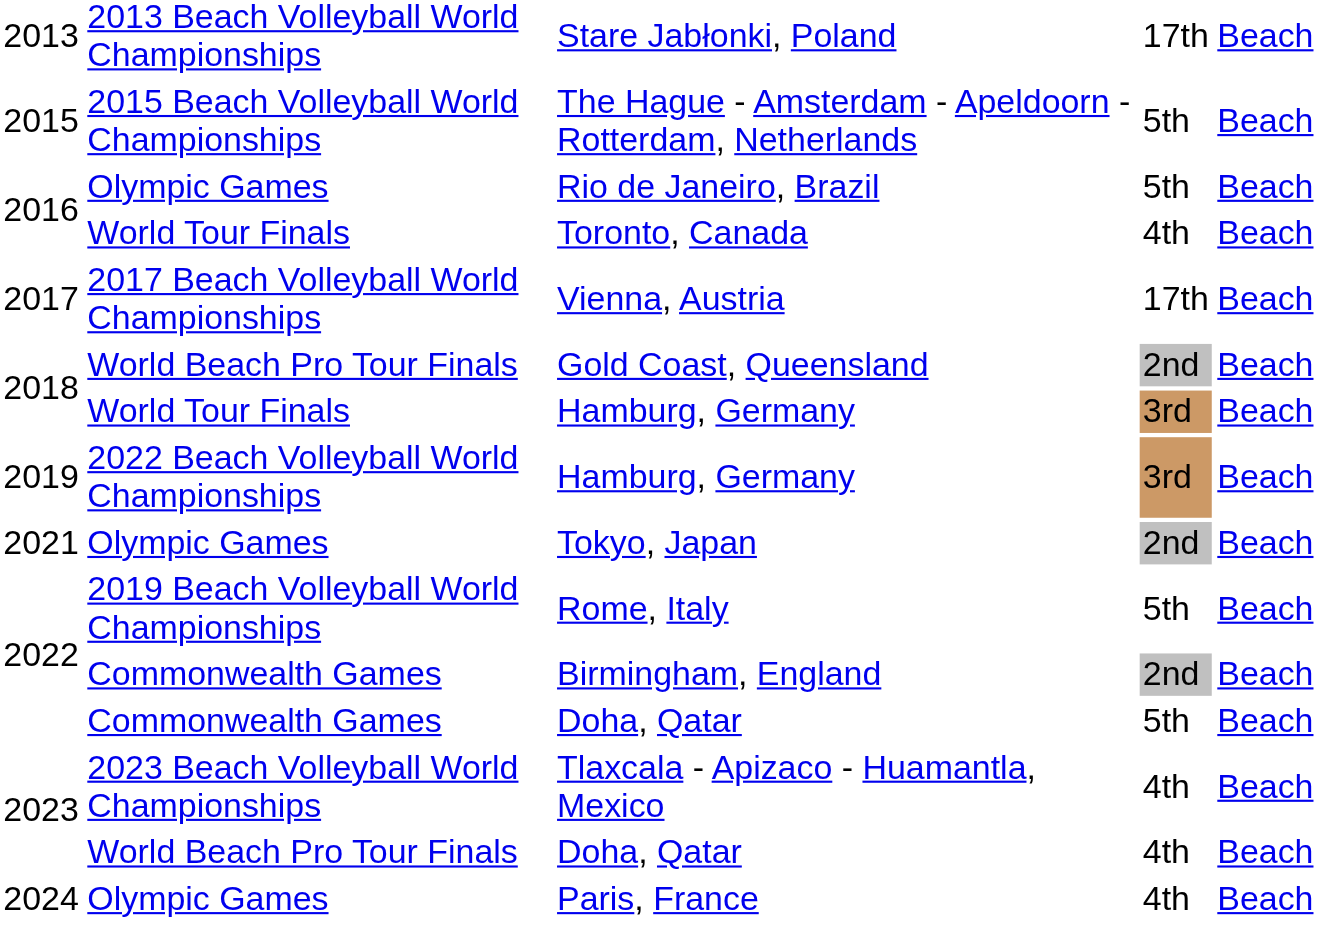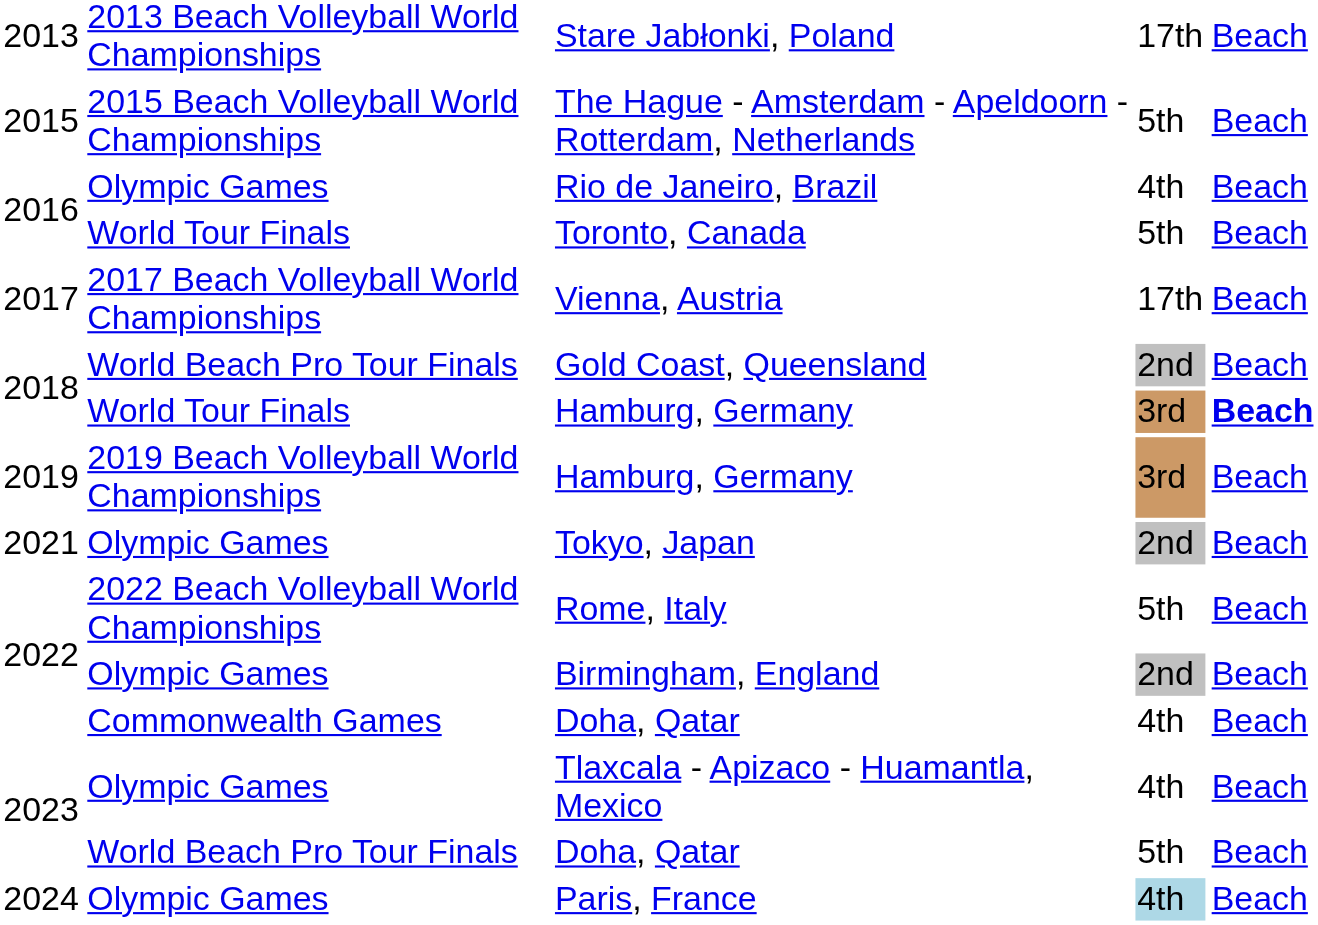(1166, 186) 5th -> (1161, 186) 4th
(1166, 233) 4th -> (1161, 233) 5th
(1265, 411) normal -> (1263, 411) bold
(303, 476) 2022 Beach Volleyball World Championships -> (303, 476) 2019 Beach Volleyball World Championships
(303, 608) 2019 Beach Volleyball World Championships -> (303, 608) 2022 Beach Volleyball World Championships
(265, 674) Commonwealth Games -> (208, 674) Olympic Games
(1166, 720) 5th -> (1161, 720) 4th
(303, 786) 2023 Beach Volleyball World Championships -> (208, 786) Olympic Games
(1166, 852) 4th -> (1161, 852) 5th
(1166, 898) no background -> (1161, 898) lightblue background
